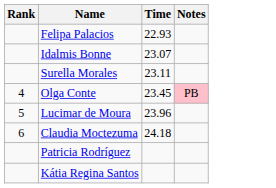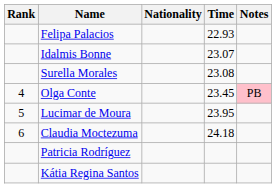+ column: (173, 14)
(158, 73) 23.11 -> (221, 73) 23.08
(158, 113) 23.96 -> (221, 113) 23.95
